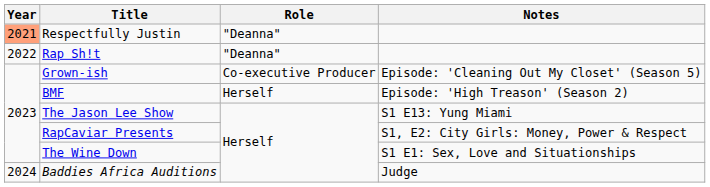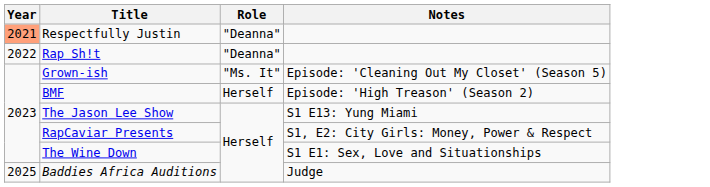(299, 73) Co-executive Producer -> (252, 73) "Ms. It"
(22, 172) 2024 -> (22, 172) 2025
